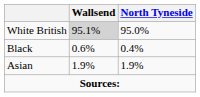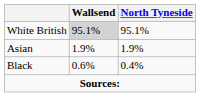(135, 30) 95.0% -> (135, 30) 95.1%
rows swapped: (20, 65) <-> (20, 48)
